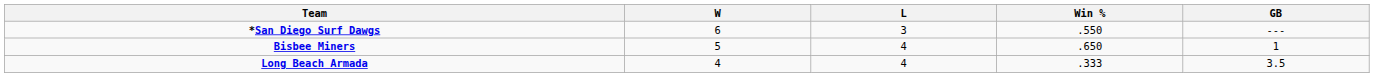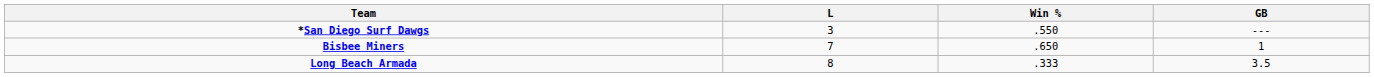- column: (718, 13)
(904, 47) 4 -> (830, 47) 7
(904, 64) 4 -> (830, 64) 8
